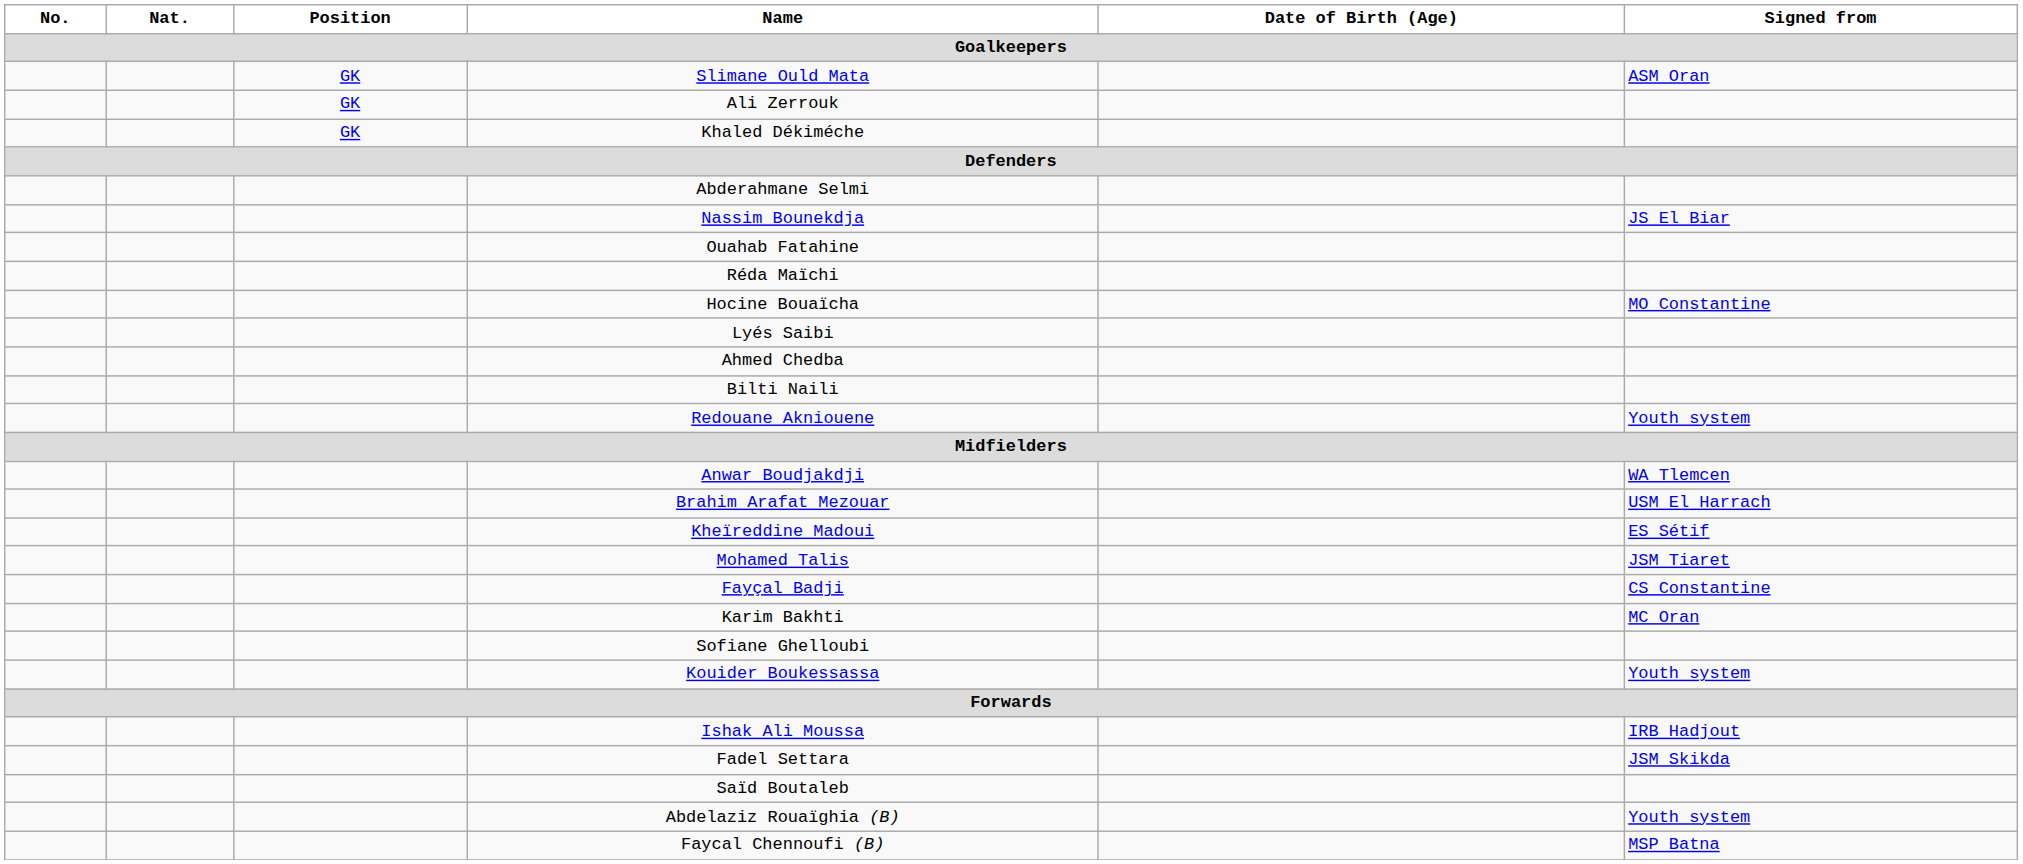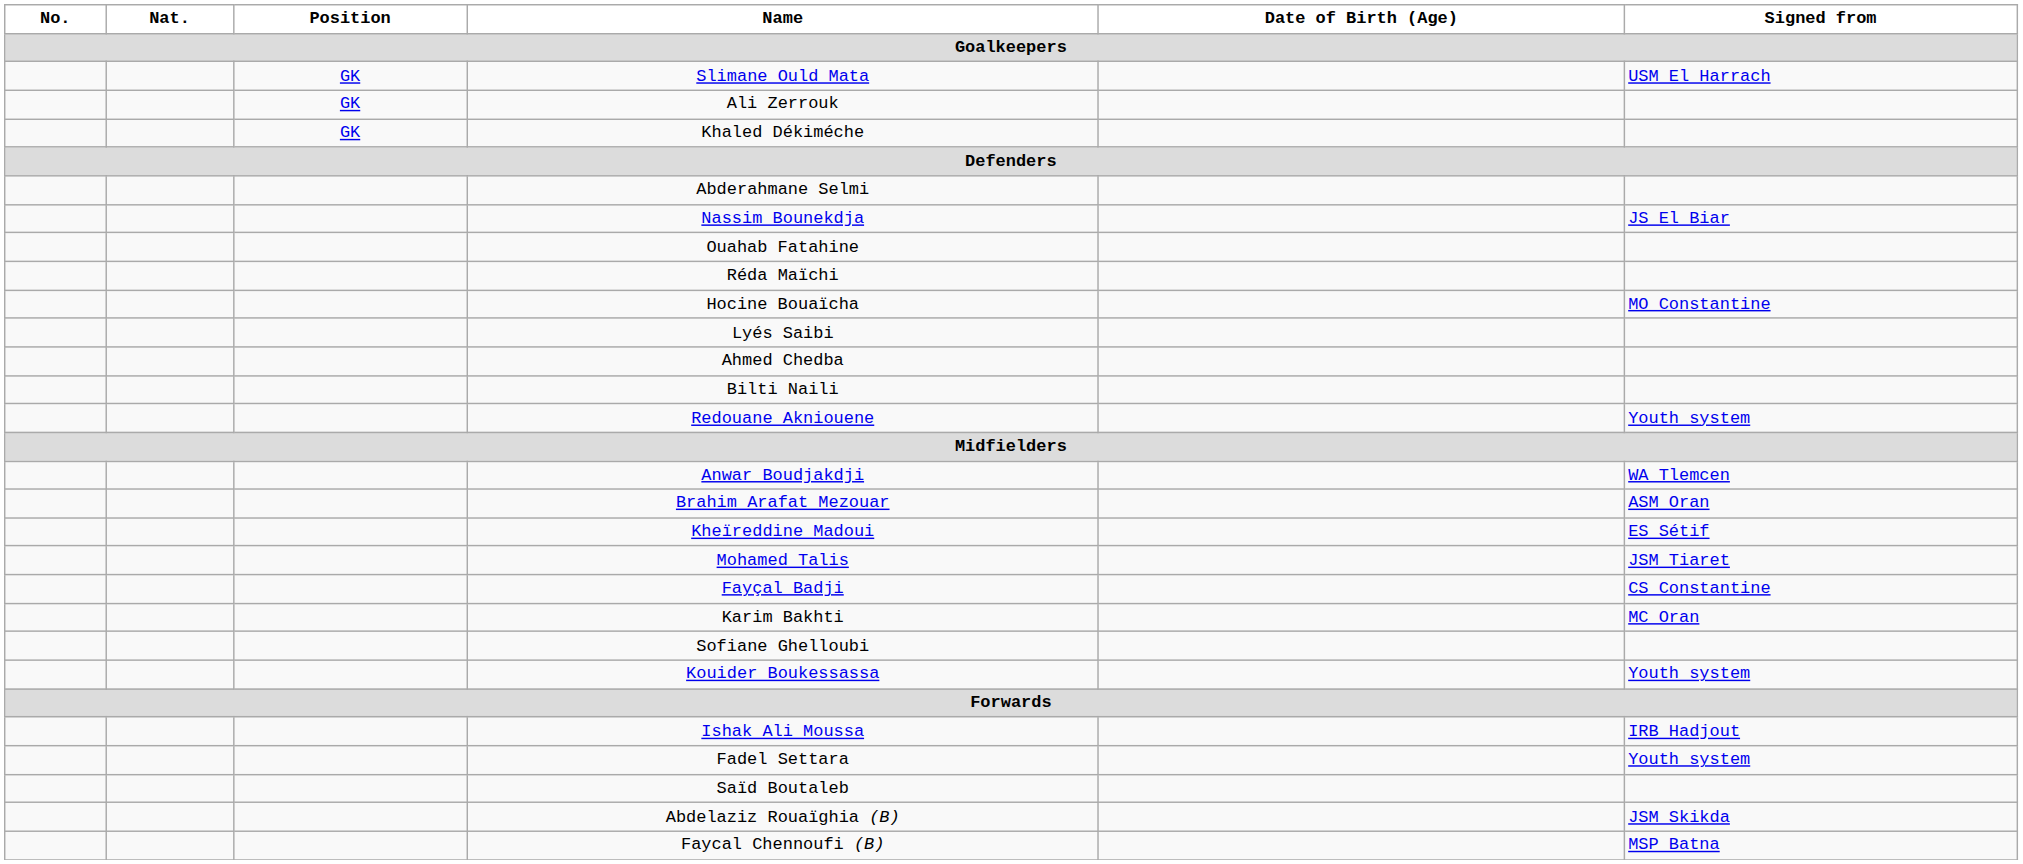(1669, 76) ASM Oran -> (1699, 76) USM El Harrach
(1699, 503) USM El Harrach -> (1669, 503) ASM Oran
(1679, 760) JSM Skikda -> (1689, 760) Youth system
(1689, 817) Youth system -> (1679, 817) JSM Skikda
